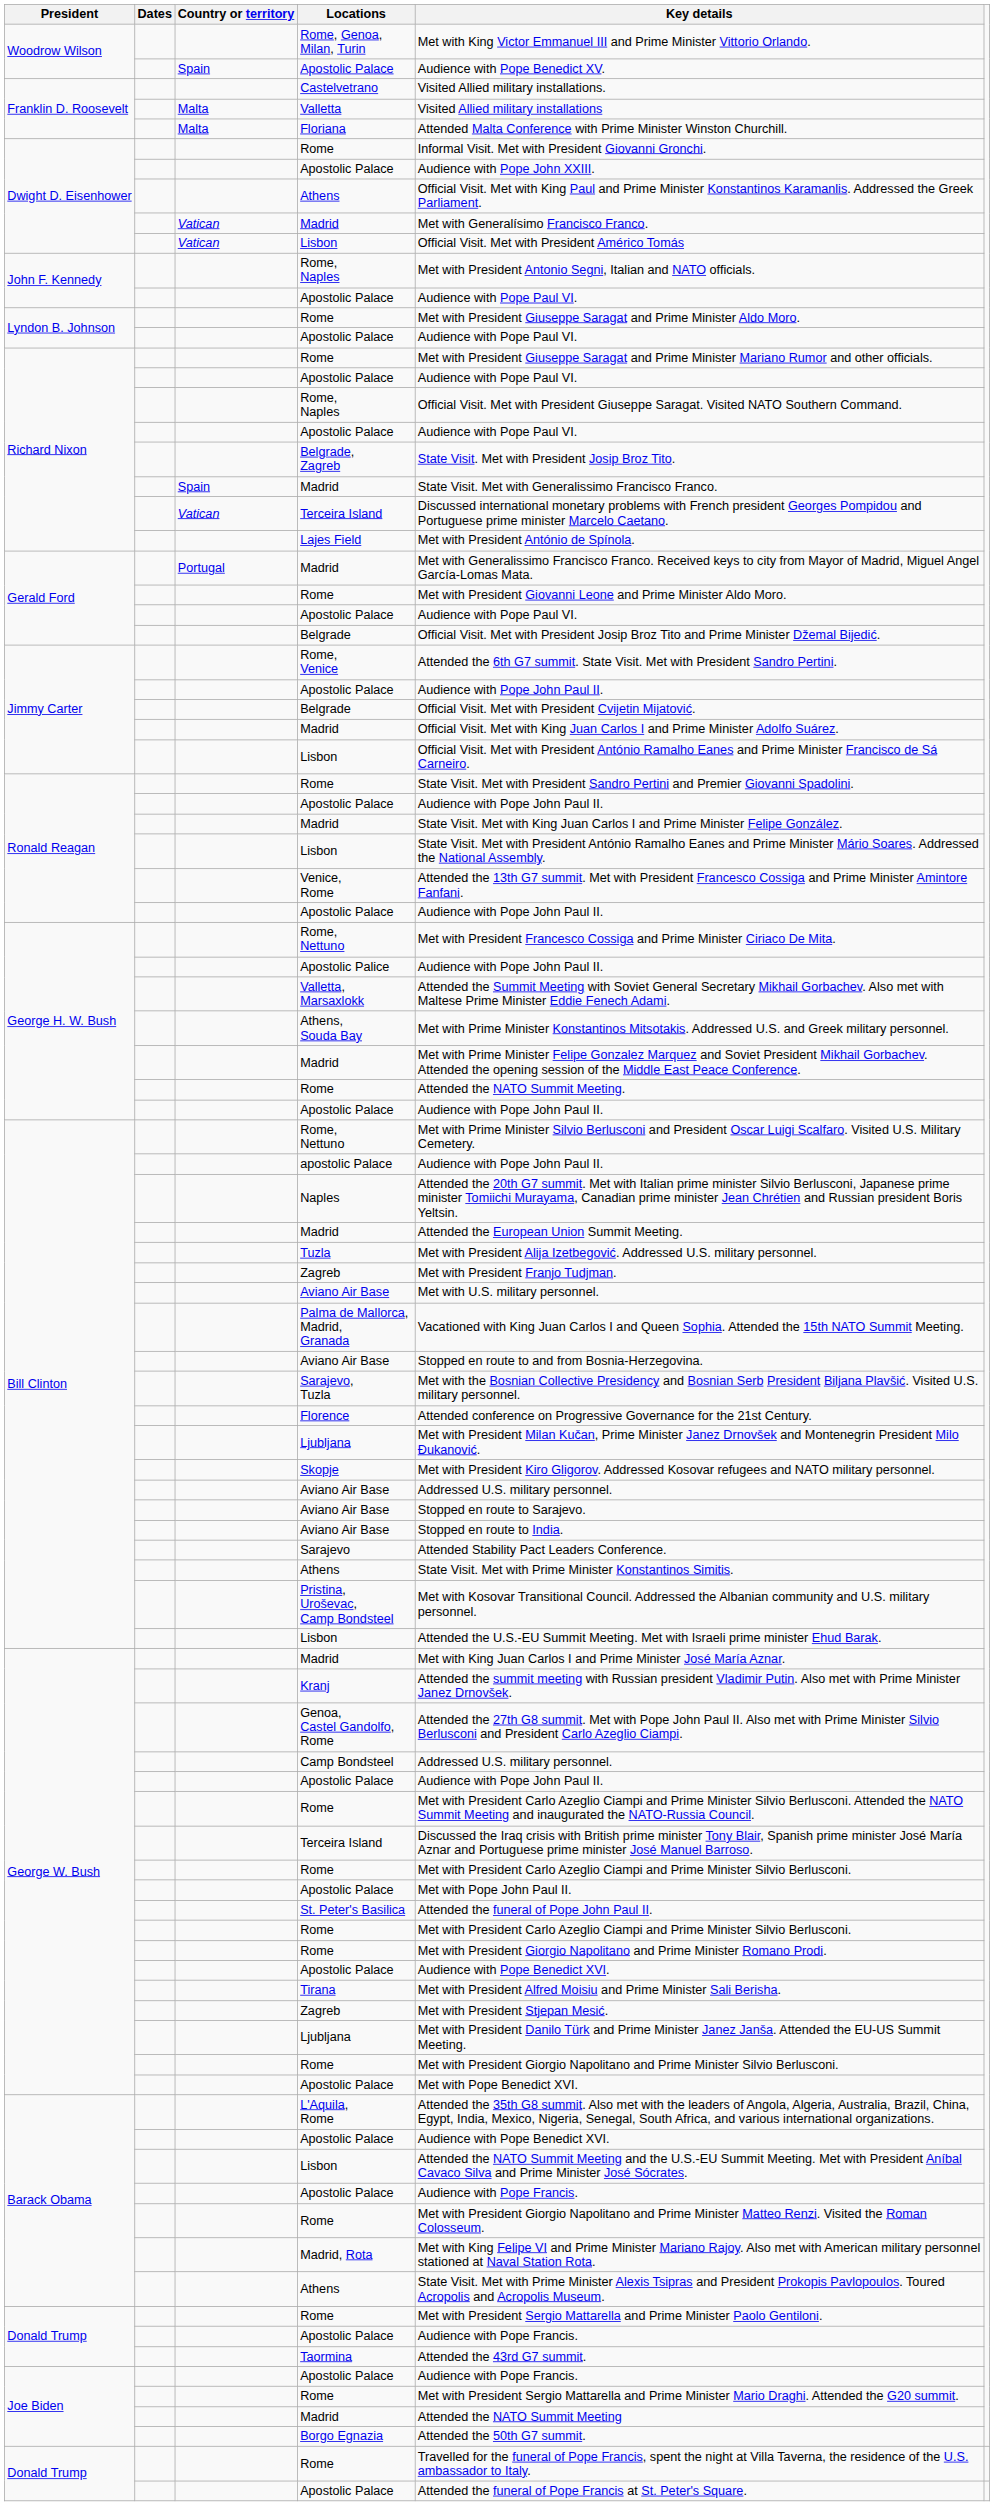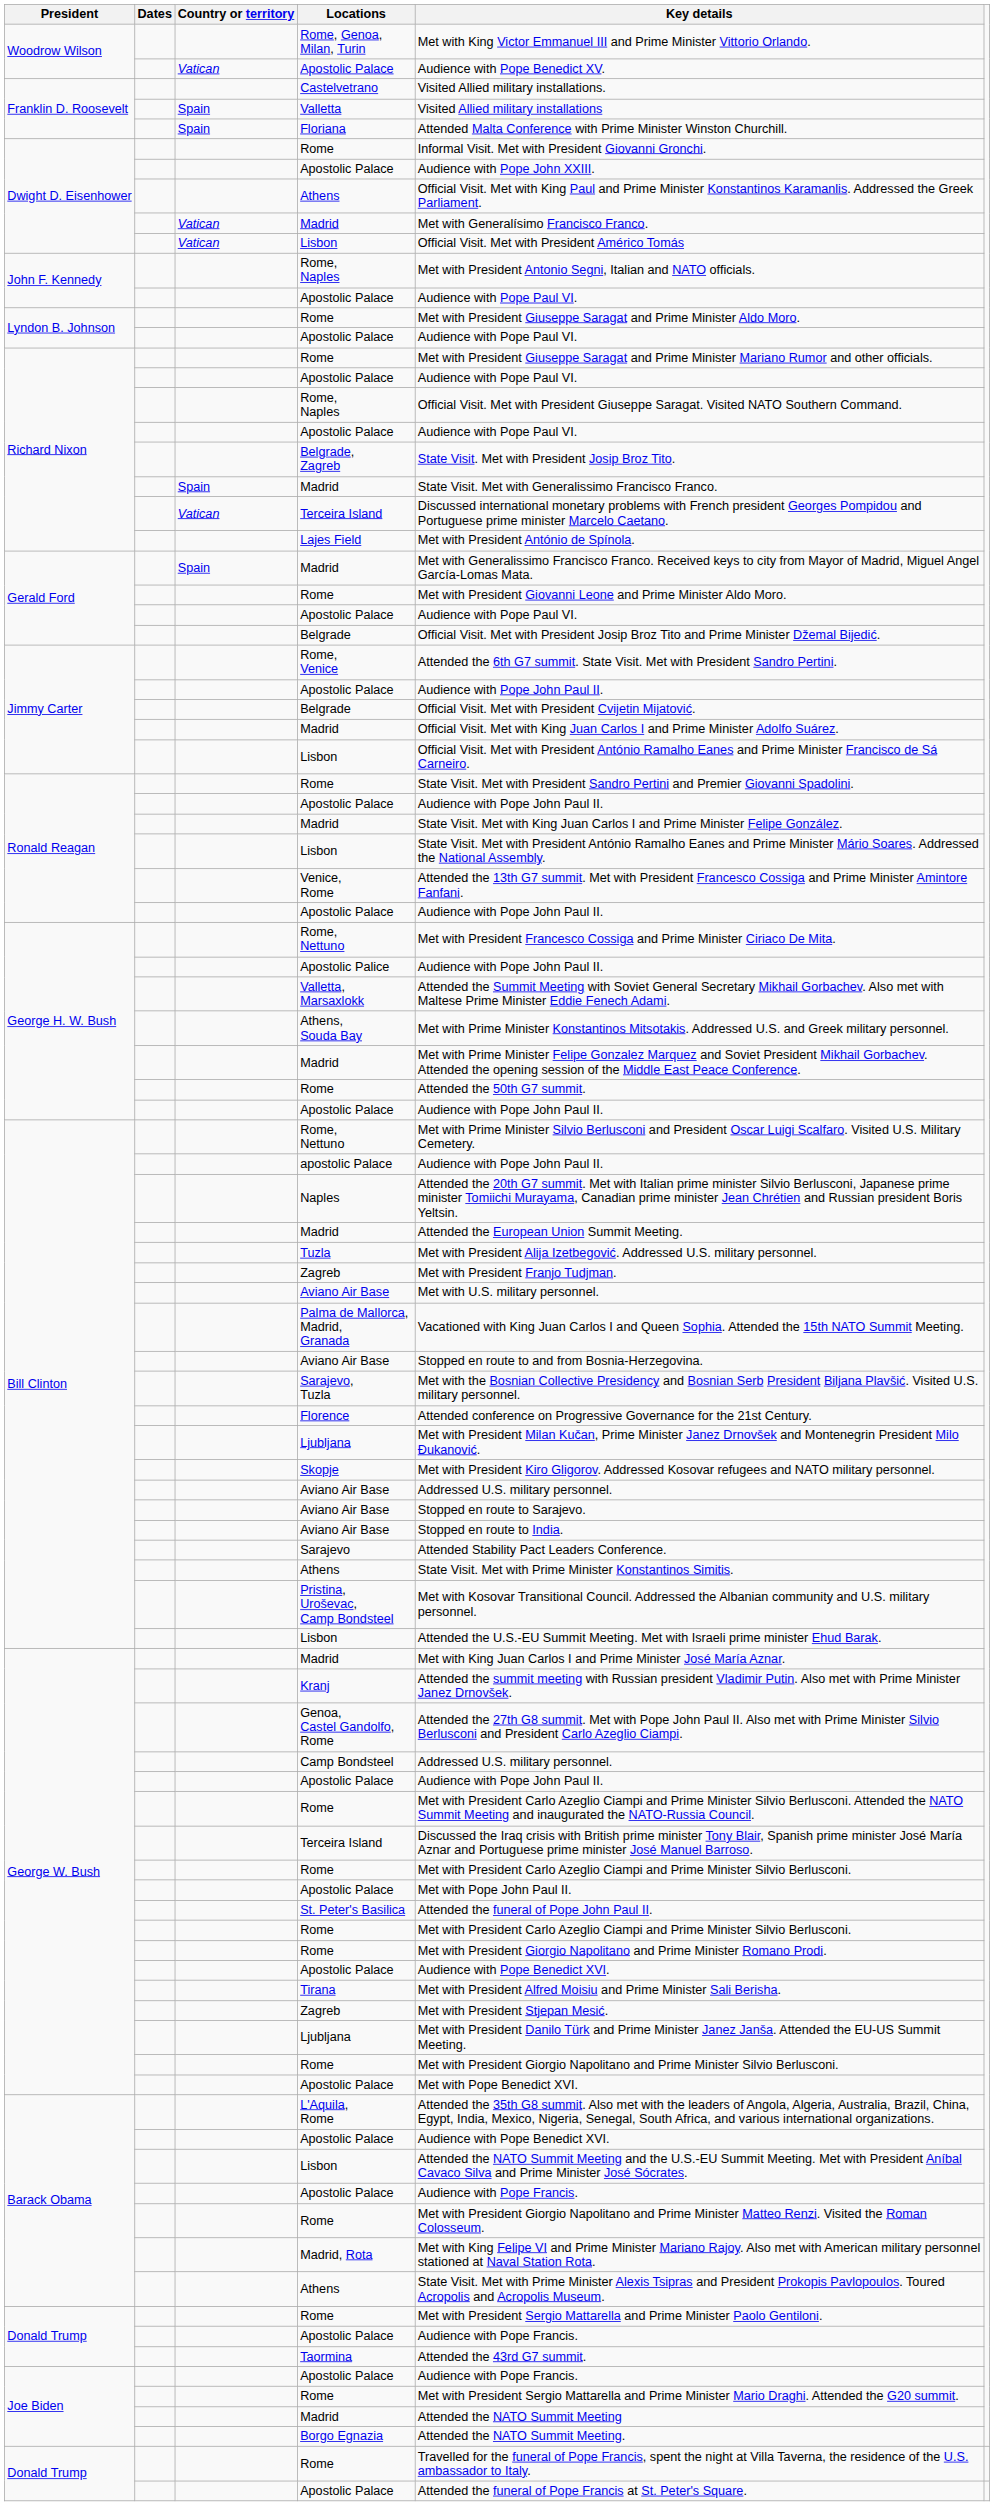(194, 68) Spain -> (199, 68) Vatican
(193, 108) Malta -> (194, 108) Spain
(193, 128) Malta -> (194, 128) Spain
(201, 568) Portugal -> (194, 568) Spain
(522, 1089) Attended the NATO Summit Meeting. -> (502, 1089) Attended the 50th G7 summit.
(502, 2436) Attended the 50th G7 summit. -> (522, 2436) Attended the NATO Summit Meeting.
